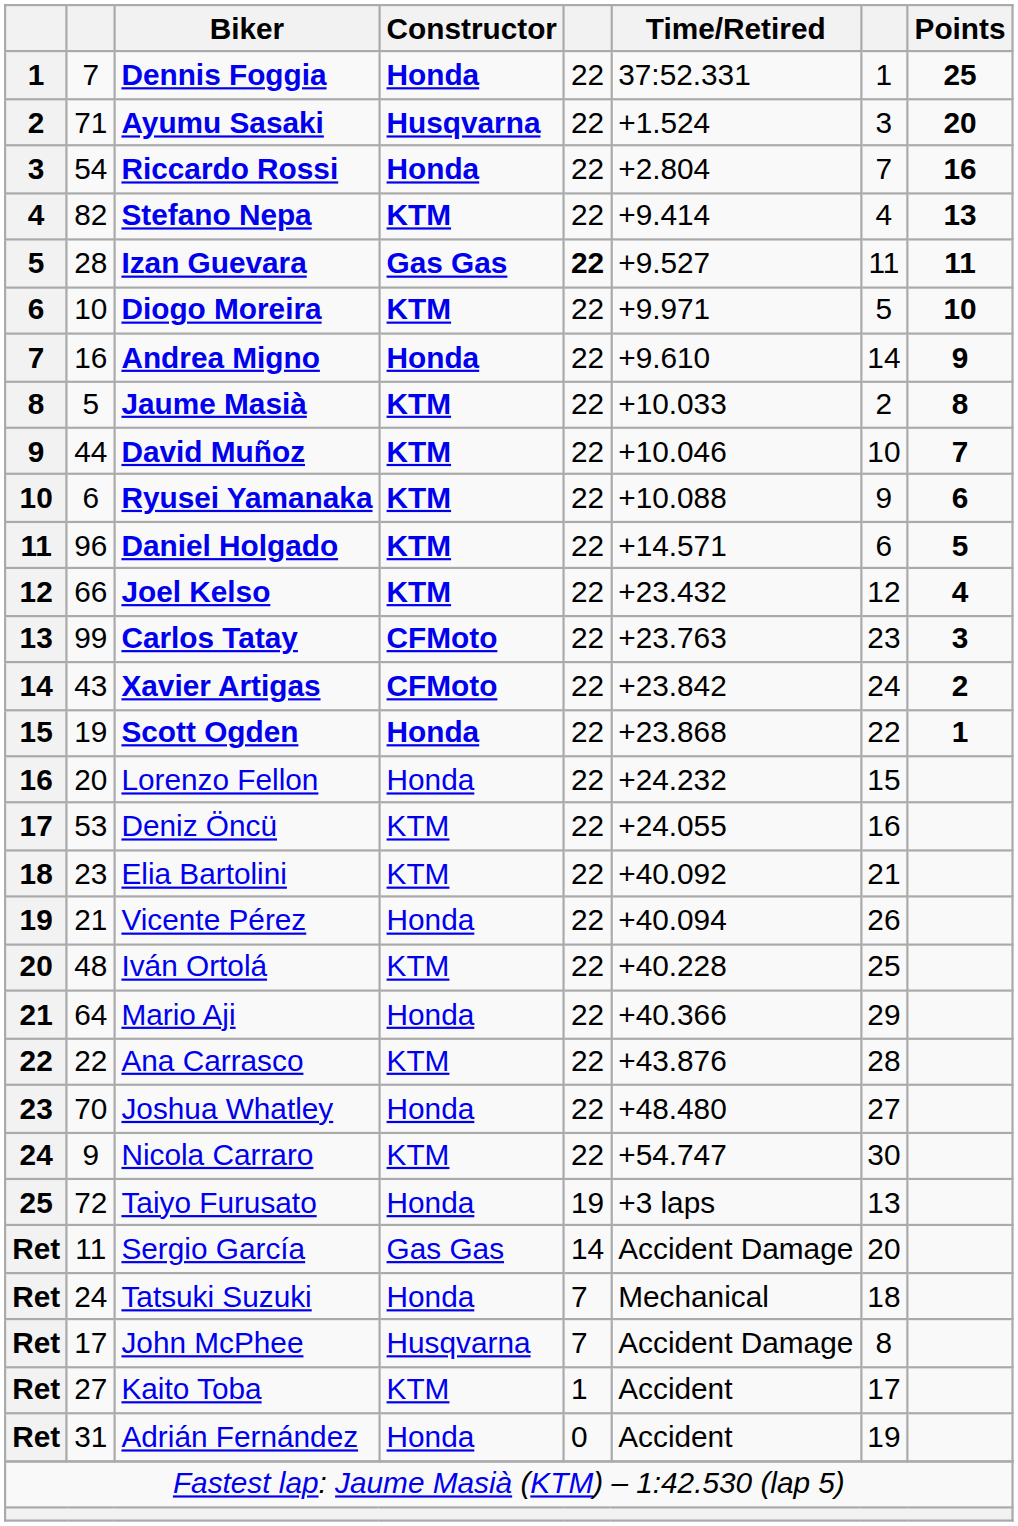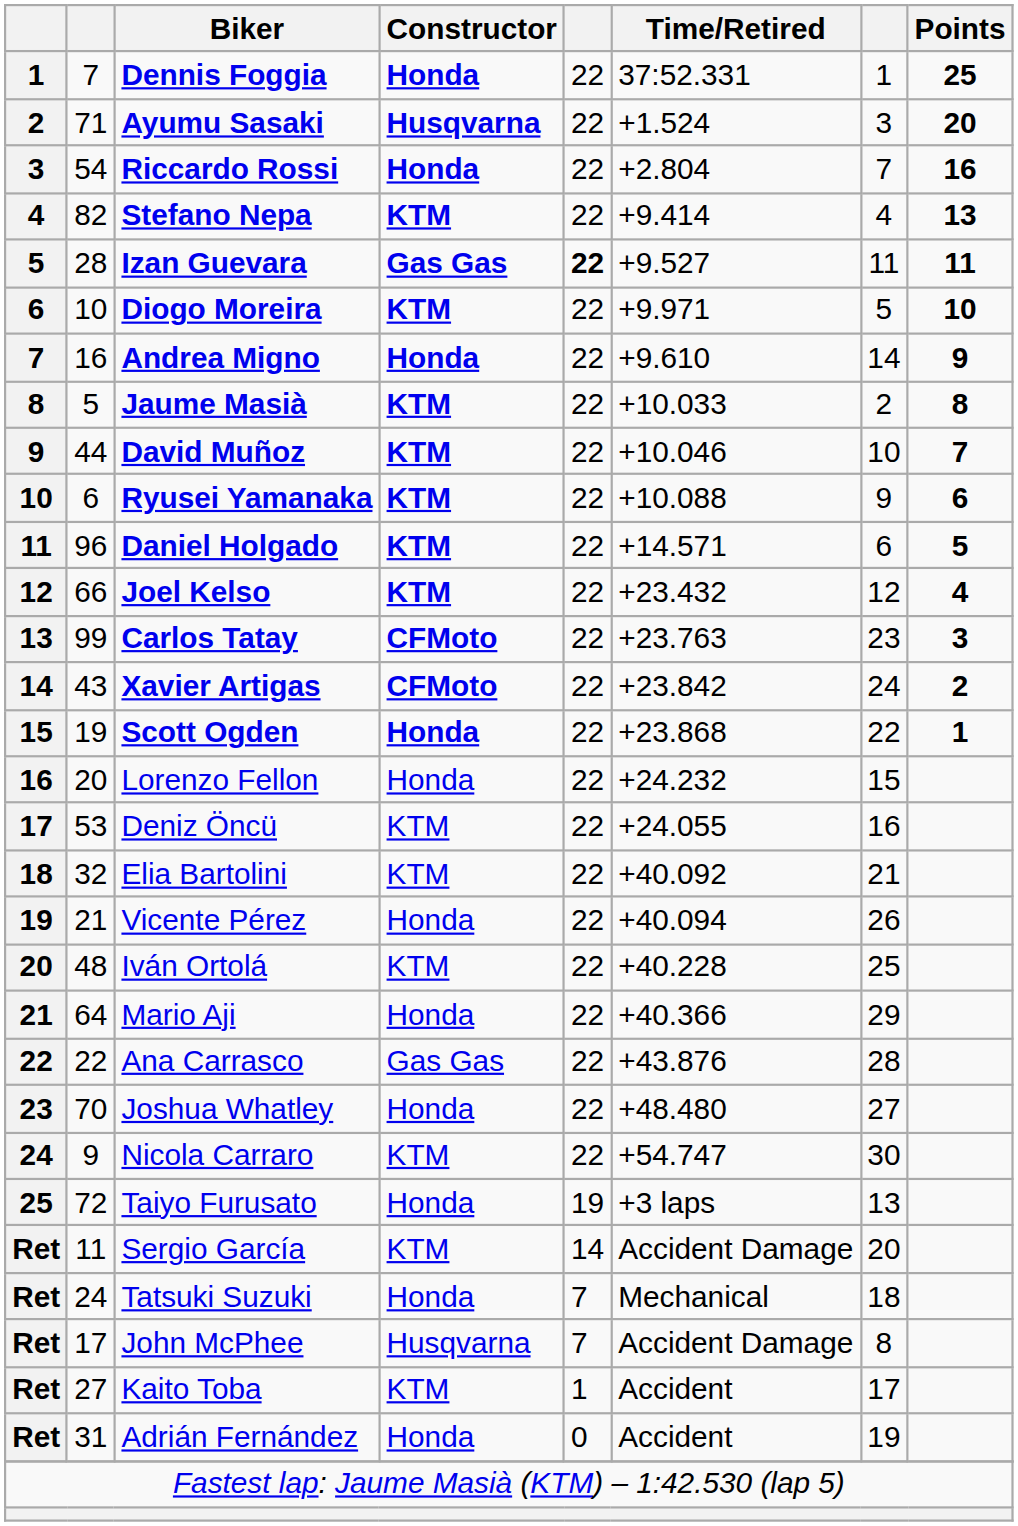(91, 873) 23 -> (91, 873) 32
(418, 1061) KTM -> (445, 1061) Gas Gas
(445, 1249) Gas Gas -> (418, 1249) KTM
